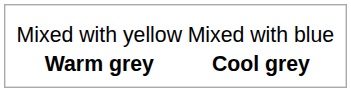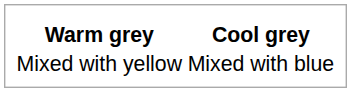rows swapped: (99, 64) <-> (99, 34)
